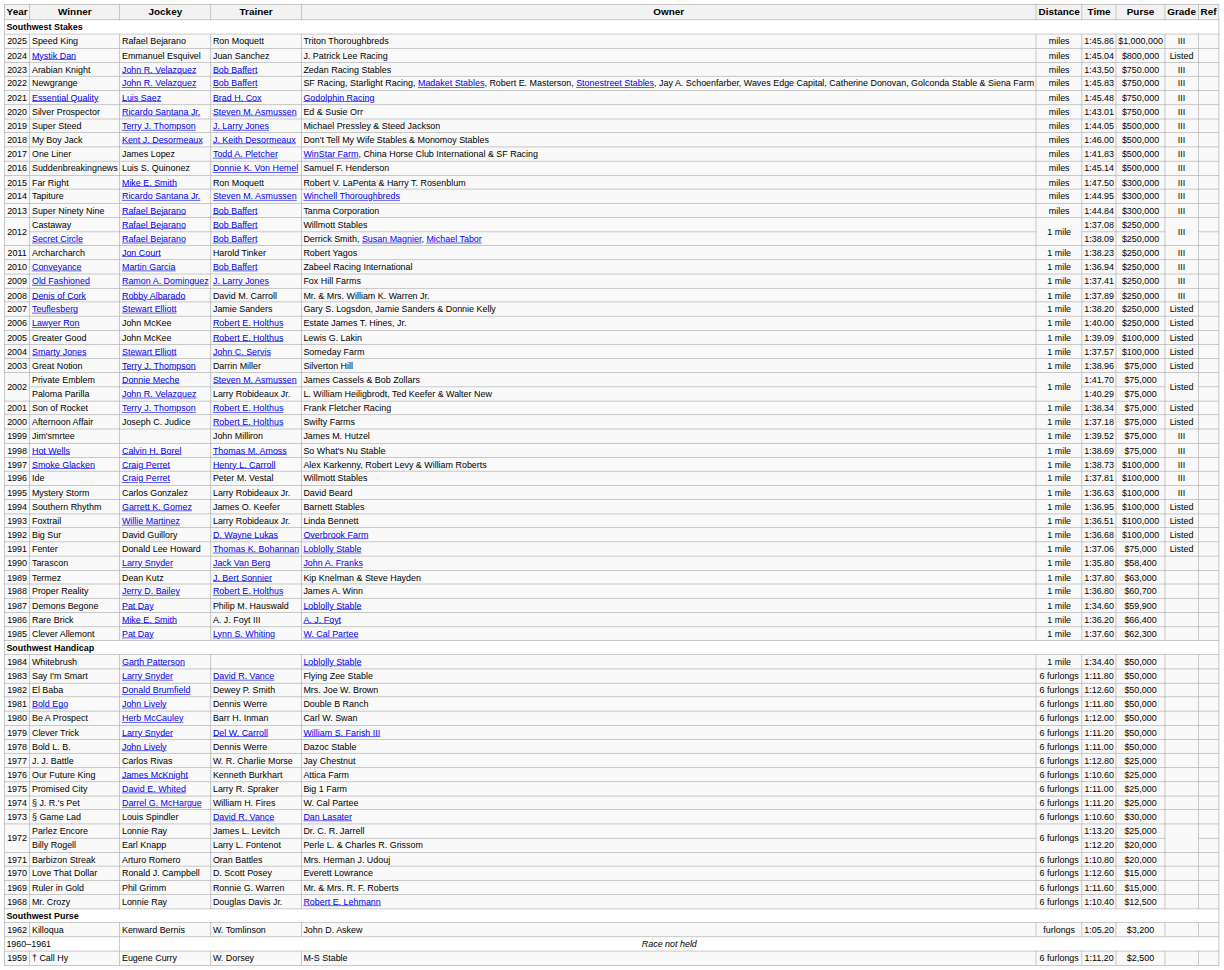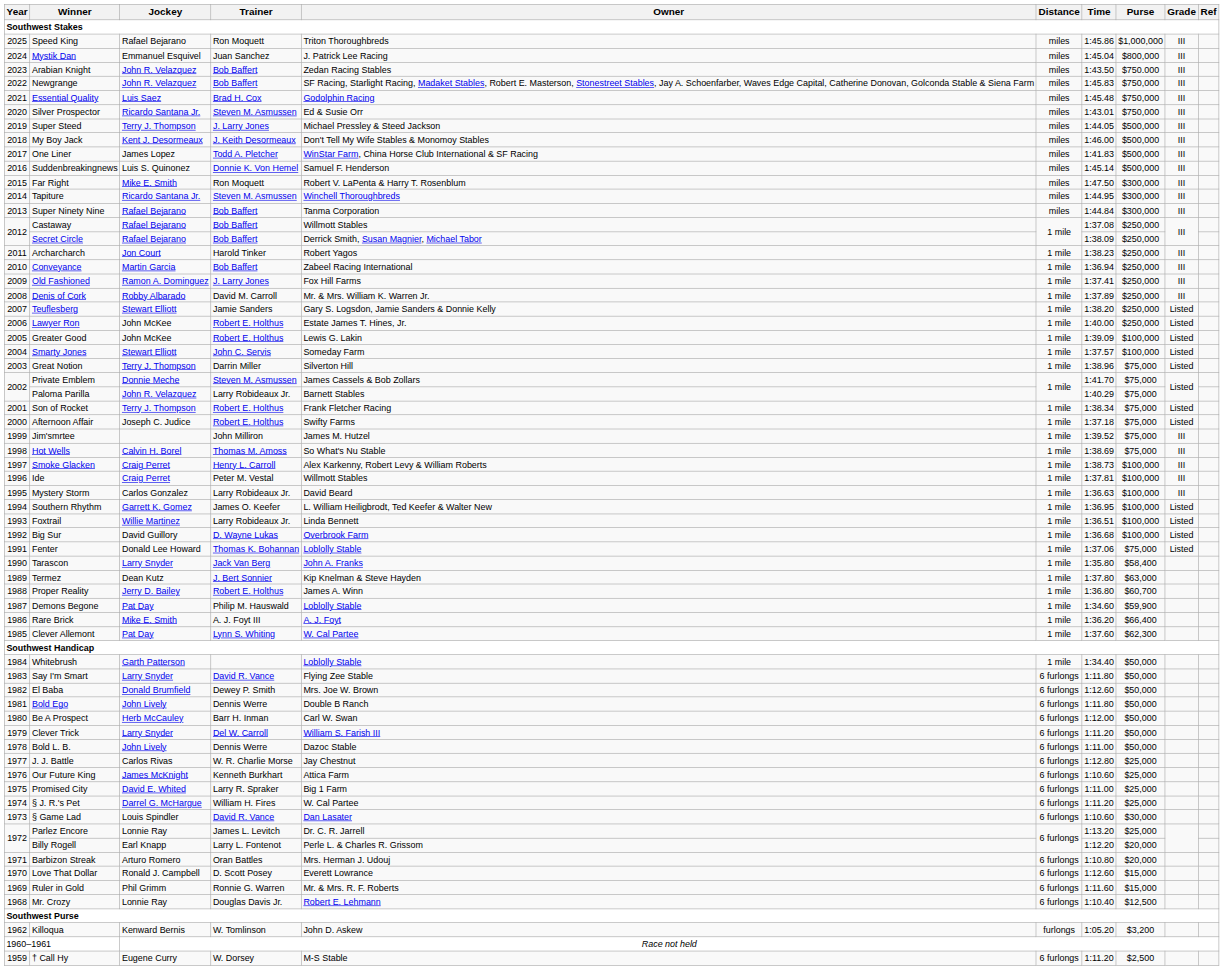(1182, 55) Listed -> (1182, 55) III
(398, 394) L. William Heiligbrodt, Ted Keefer & Walter New -> (334, 394) Barnett Stables
(334, 507) Barnett Stables -> (398, 507) L. William Heiligbrodt, Ted Keefer & Walter New
